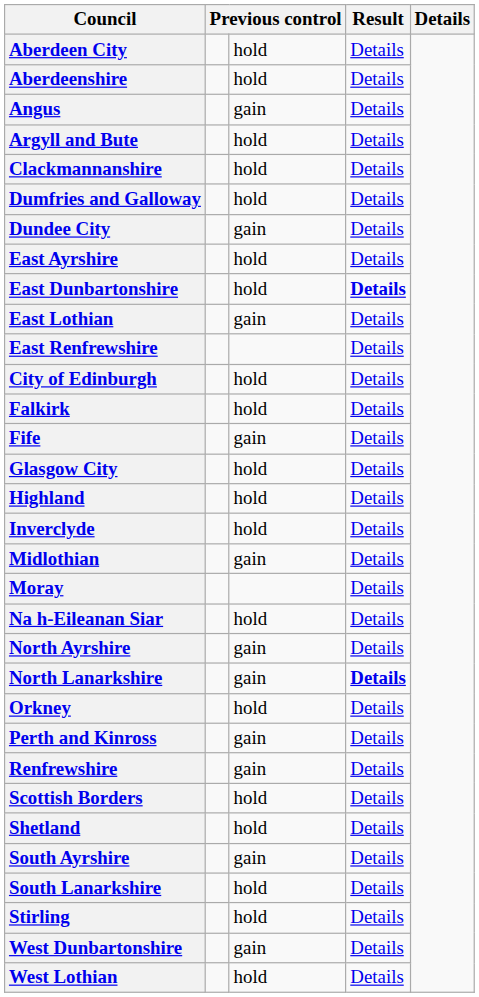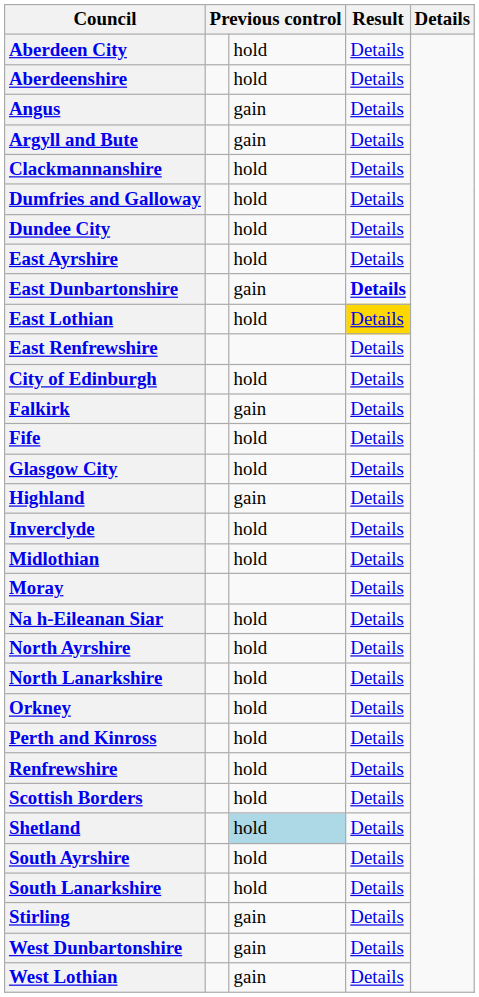(250, 139) hold -> (250, 139) gain
(250, 229) gain -> (250, 229) hold
(250, 288) hold -> (250, 288) gain
(250, 318) gain -> (250, 318) hold
(377, 318) no background -> (377, 318) gold background
(250, 408) hold -> (250, 408) gain
(250, 438) gain -> (250, 438) hold
(250, 498) hold -> (250, 498) gain
(250, 558) gain -> (250, 558) hold
(250, 648) gain -> (250, 648) hold
(250, 678) gain -> (250, 678) hold
(378, 678) bold -> (377, 678) normal
(250, 738) gain -> (250, 738) hold
(250, 768) gain -> (250, 768) hold
(250, 827) no background -> (250, 827) lightblue background
(250, 857) gain -> (250, 857) hold
(250, 917) hold -> (250, 917) gain
(250, 977) hold -> (250, 977) gain
